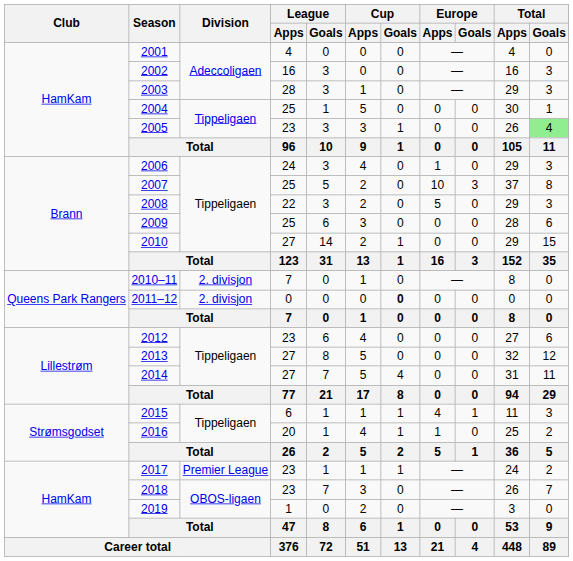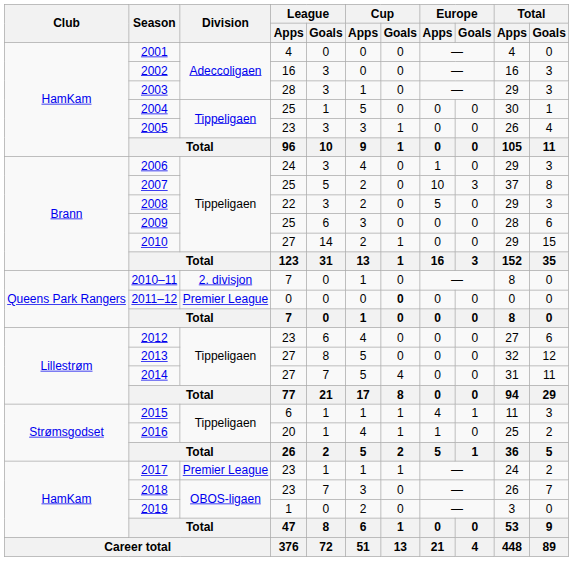(549, 128) lightgreen background -> (549, 128) no background
(225, 299) 2. divisjon -> (225, 299) Premier League
